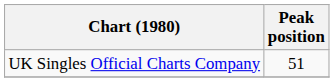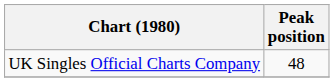(296, 63) 51 -> (296, 63) 48
